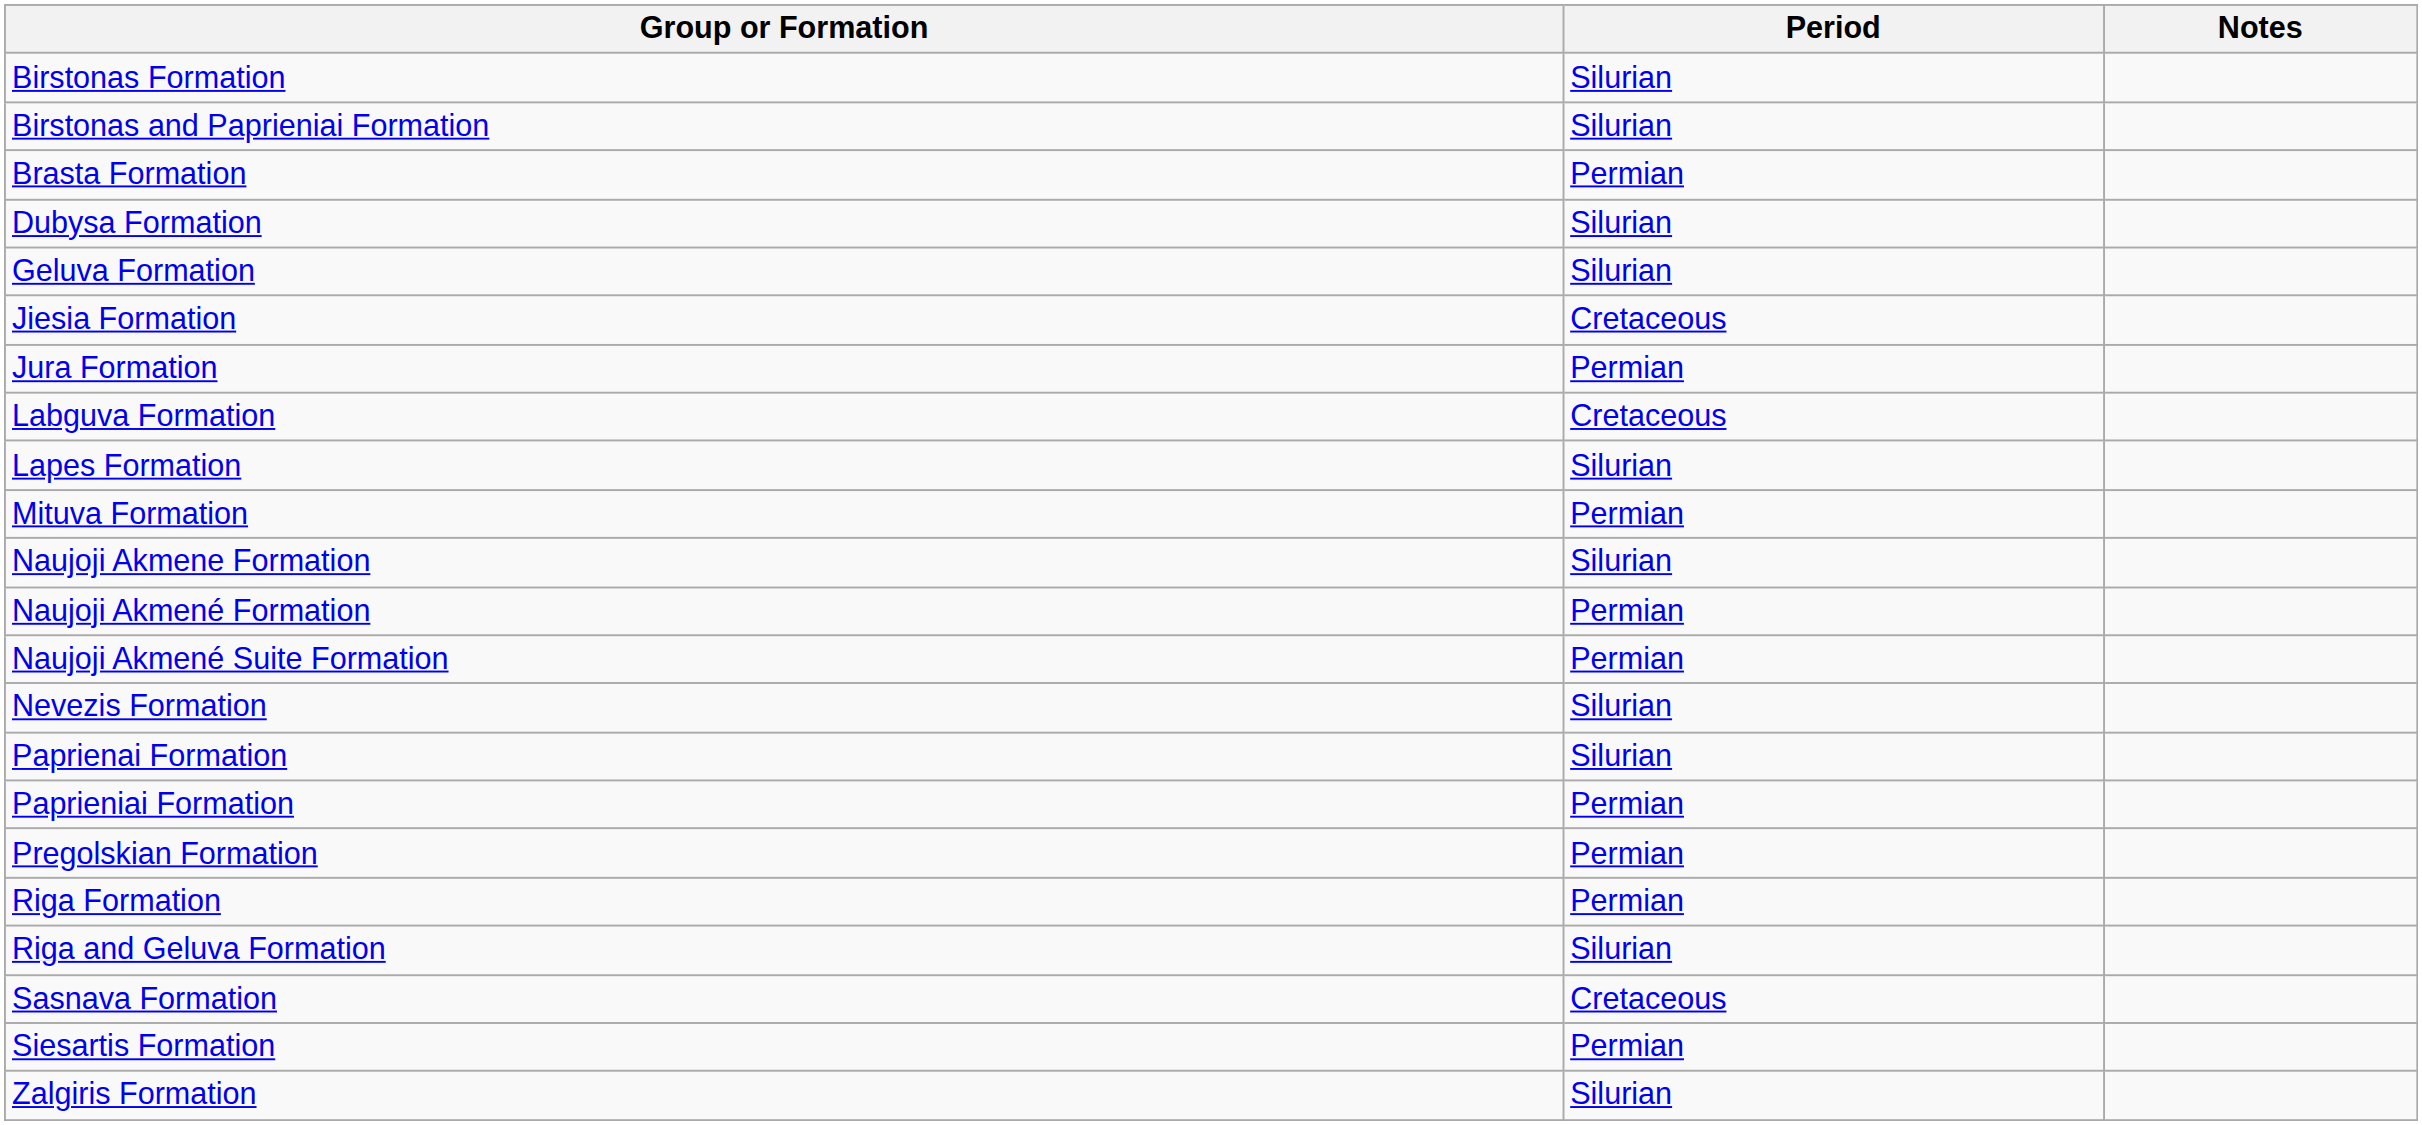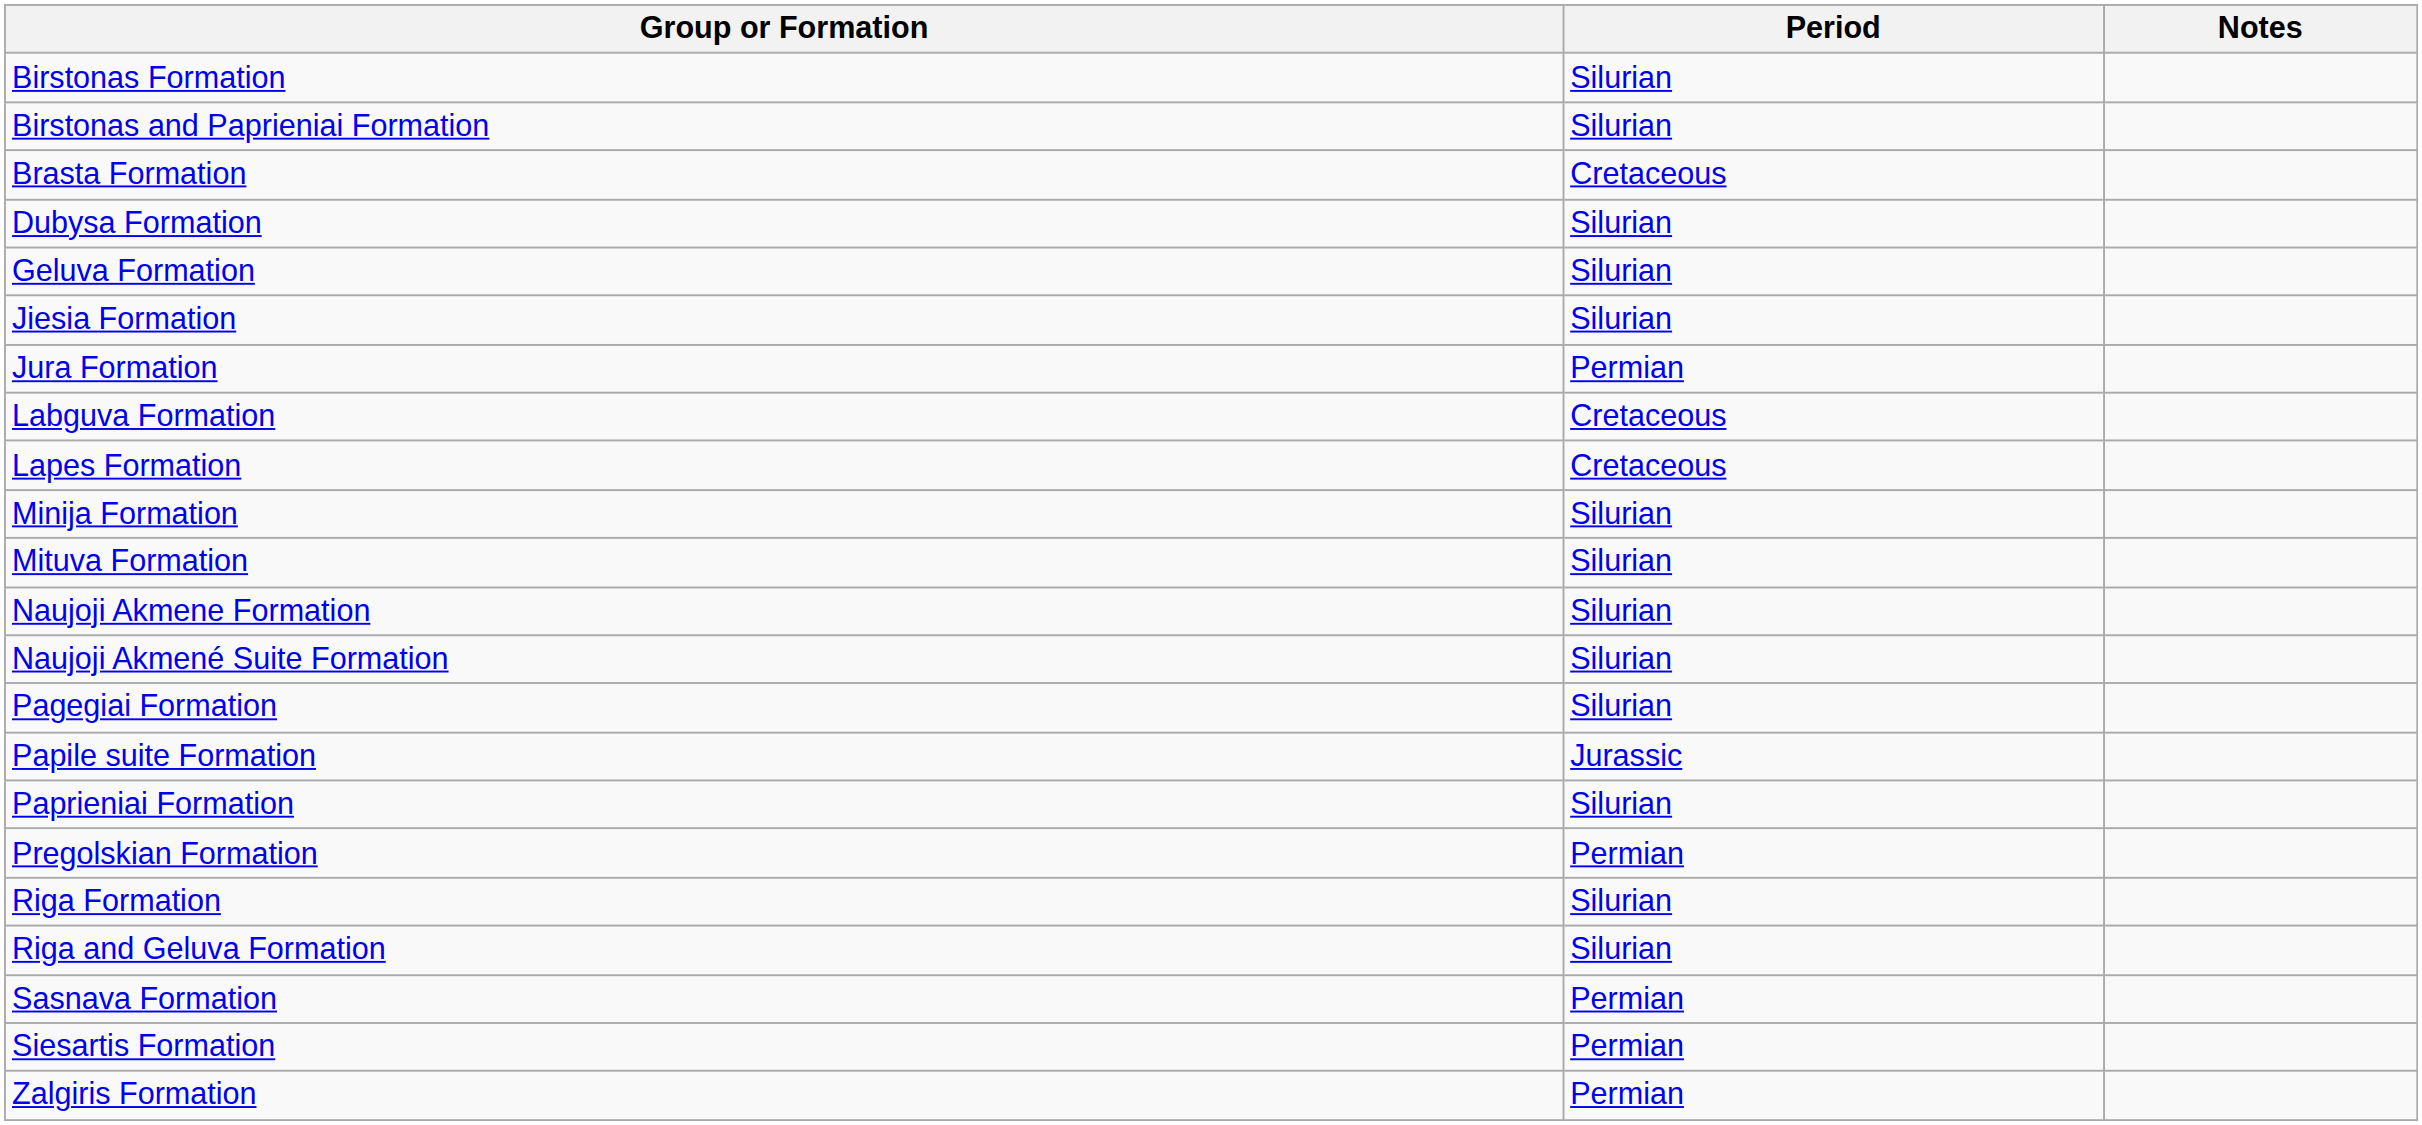(1627, 174) Permian -> (1648, 174) Cretaceous
(1648, 319) Cretaceous -> (1621, 319) Silurian
(1621, 464) Silurian -> (1648, 464) Cretaceous
+ row: (125, 513)
(1627, 513) Permian -> (1621, 561) Silurian
- row: (191, 610)
(1627, 658) Permian -> (1621, 658) Silurian
- row: (139, 707)
+ row: (145, 707)
+ row: (164, 755)
- row: (150, 755)
(1627, 804) Permian -> (1621, 804) Silurian
(1627, 901) Permian -> (1621, 901) Silurian
(1648, 998) Cretaceous -> (1627, 998) Permian
(1621, 1094) Silurian -> (1627, 1094) Permian
